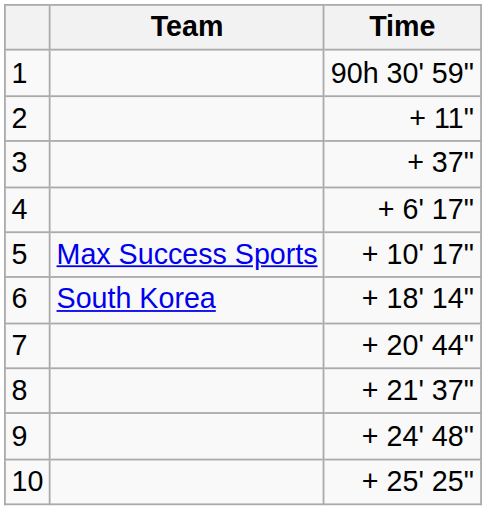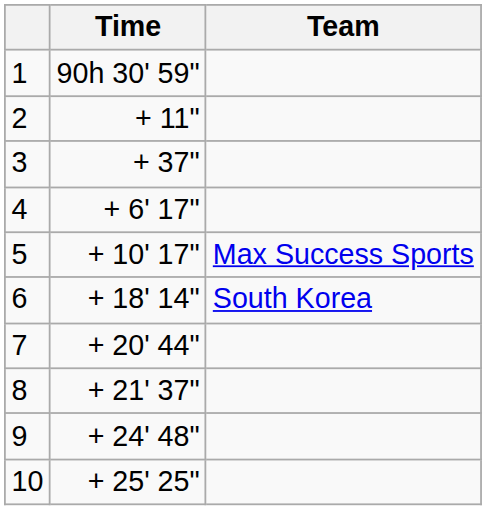columns swapped: (187, 27) <-> (402, 27)
